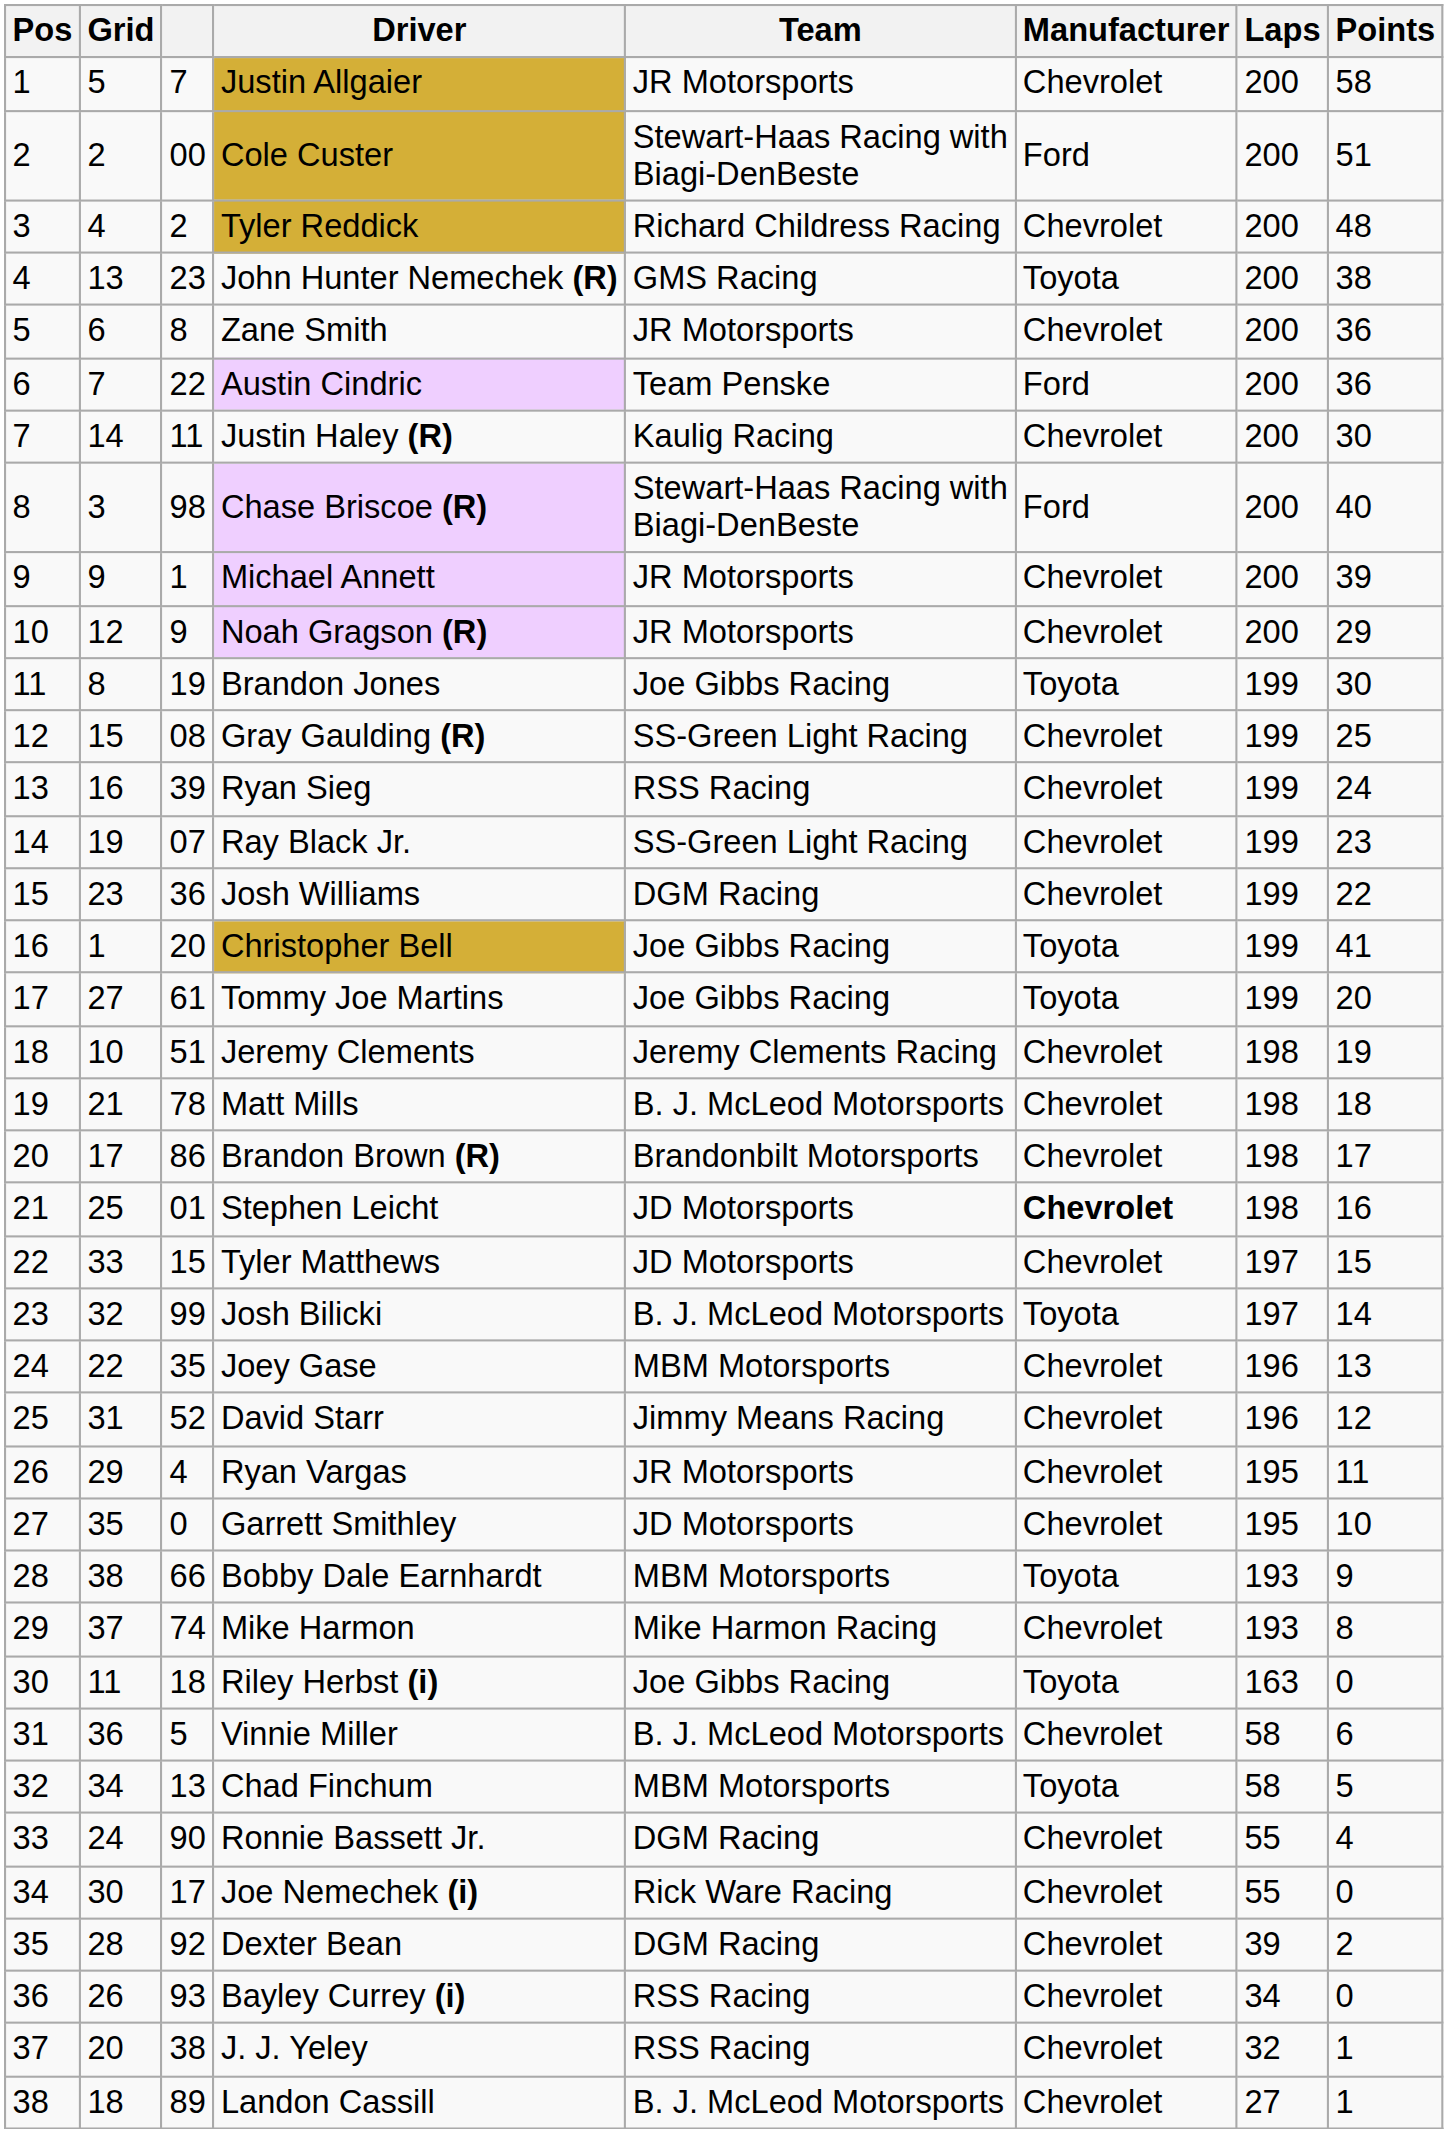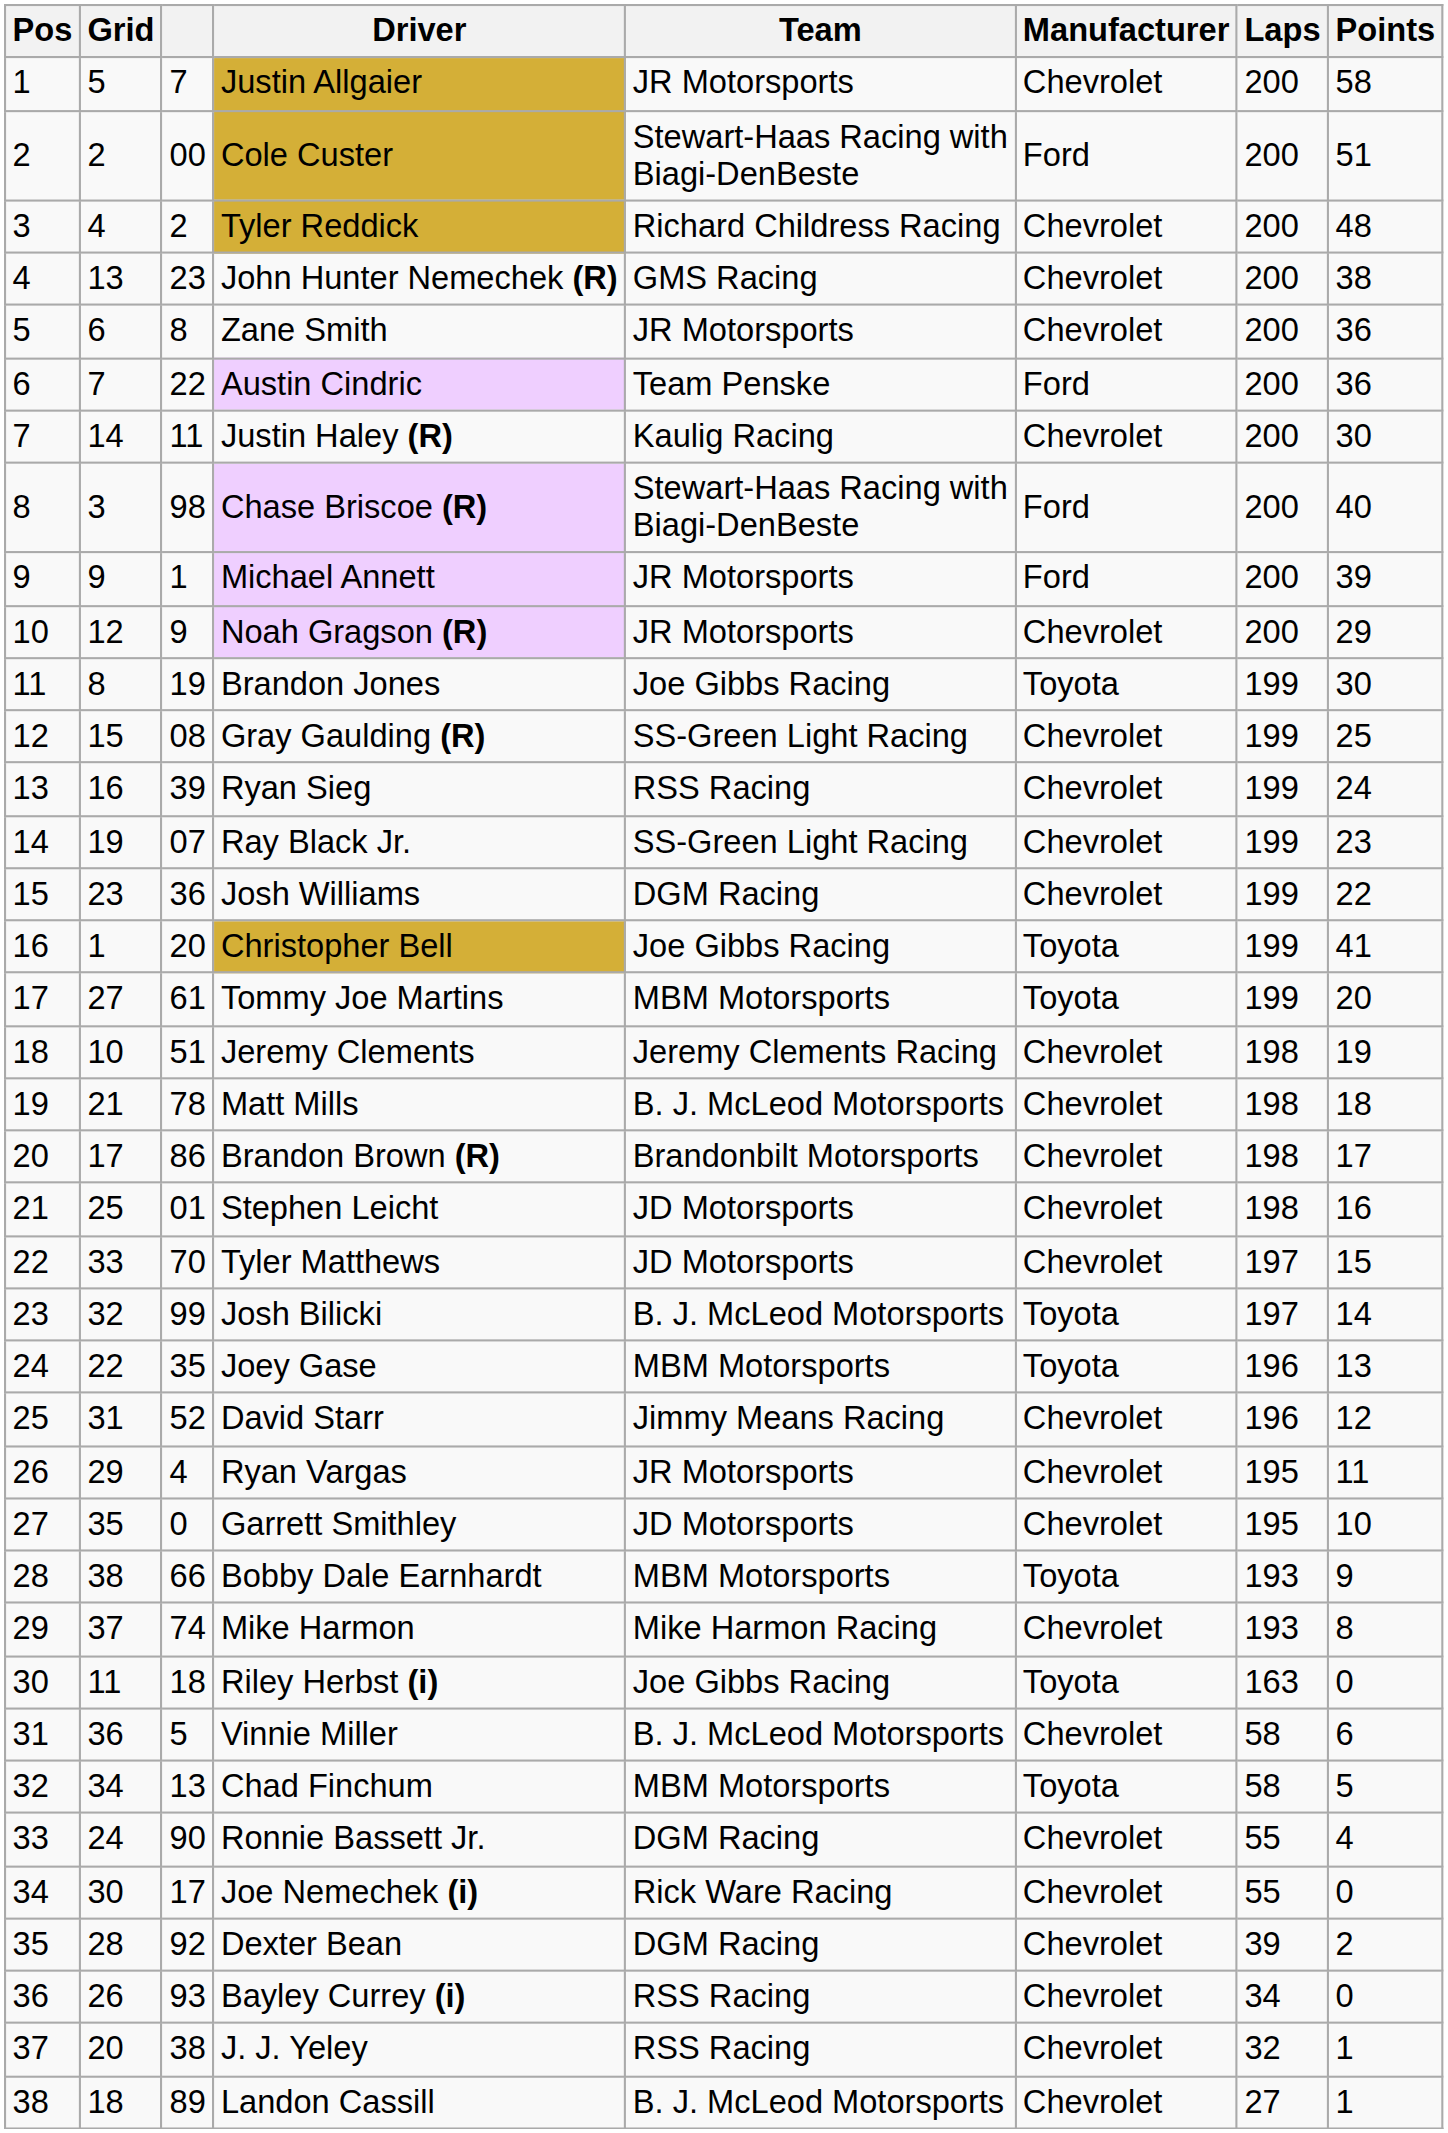(1071, 277) Toyota -> (1093, 277) Chevrolet
(1093, 577) Chevrolet -> (1056, 577) Ford
(761, 998) Joe Gibbs Racing -> (761, 998) MBM Motorsports
(1098, 1208) bold -> (1093, 1208) normal
(188, 1260) 15 -> (188, 1260) 70
(1093, 1365) Chevrolet -> (1071, 1365) Toyota
